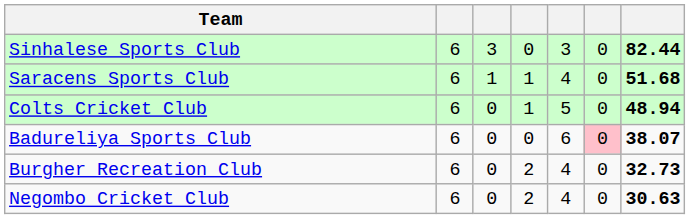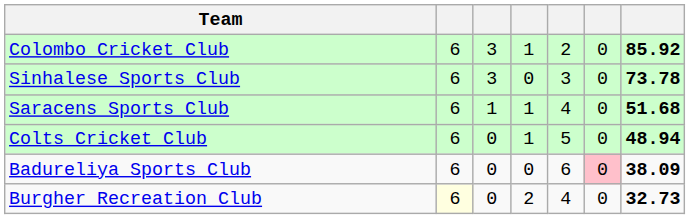+ row: (119, 50)
(653, 50) 82.44 -> (653, 79) 73.78
(653, 139) 38.07 -> (653, 169) 38.09
(455, 169) no background -> (455, 199) lightyellow background
- row: (119, 199)
